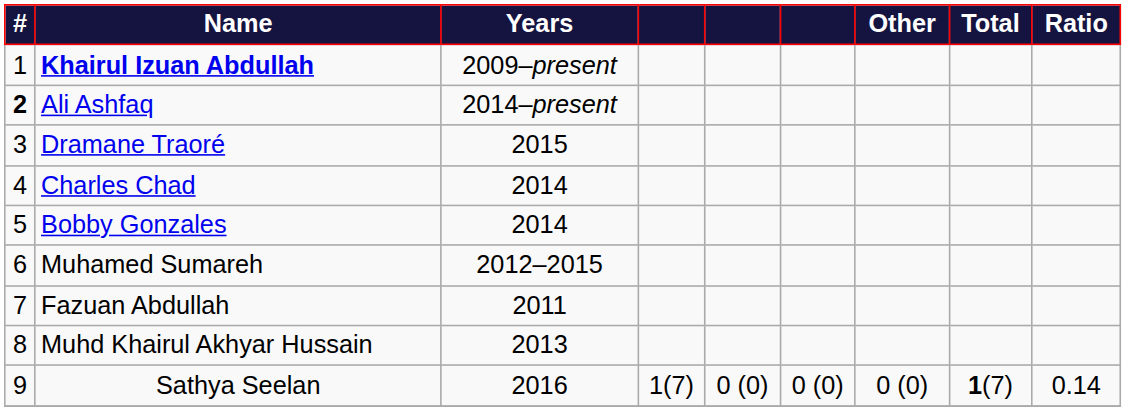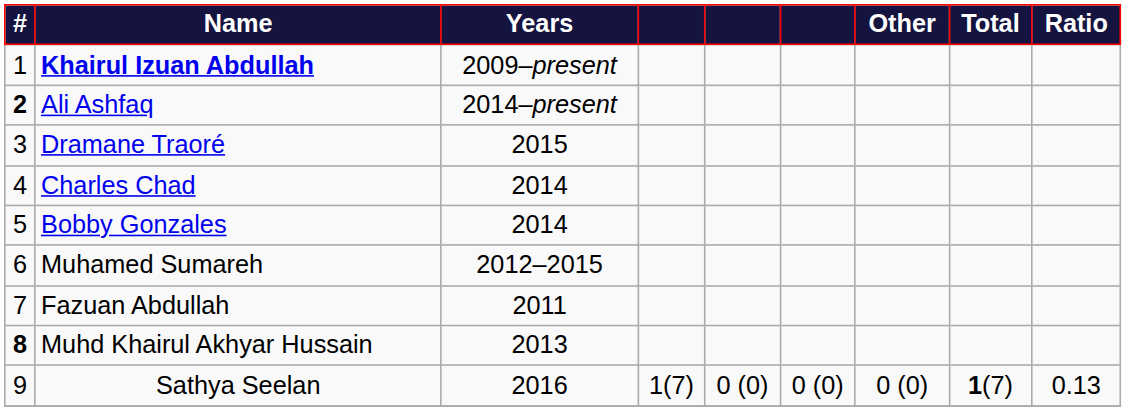(20, 345) normal -> (20, 345) bold
(1076, 385) 0.14 -> (1076, 385) 0.13
